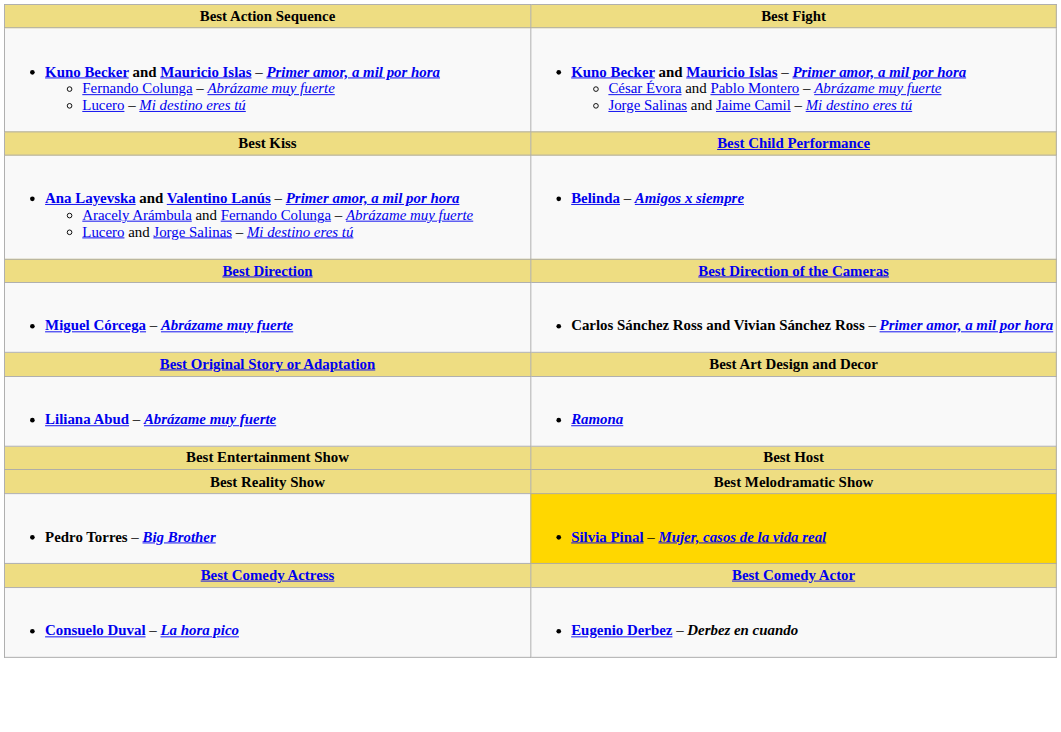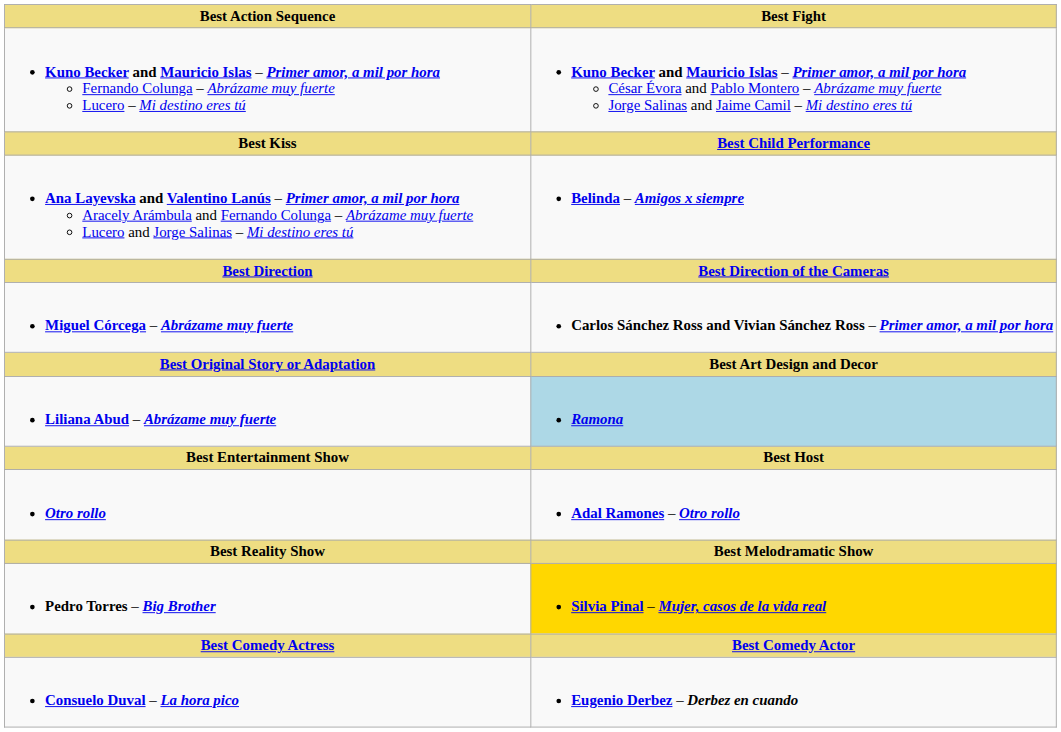(794, 420) no background -> (794, 420) lightblue background
+ row: (268, 513)
